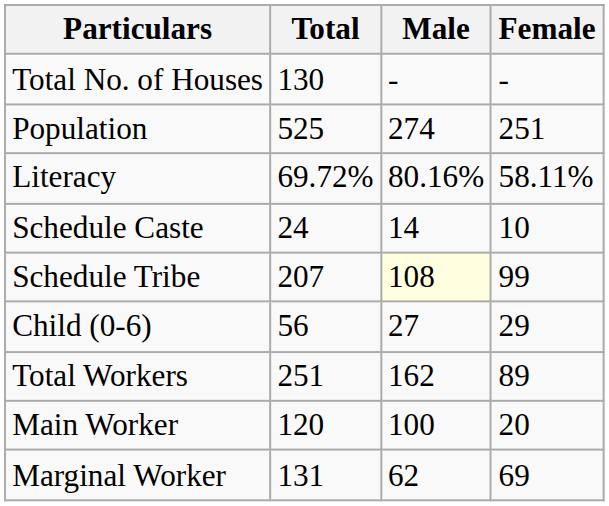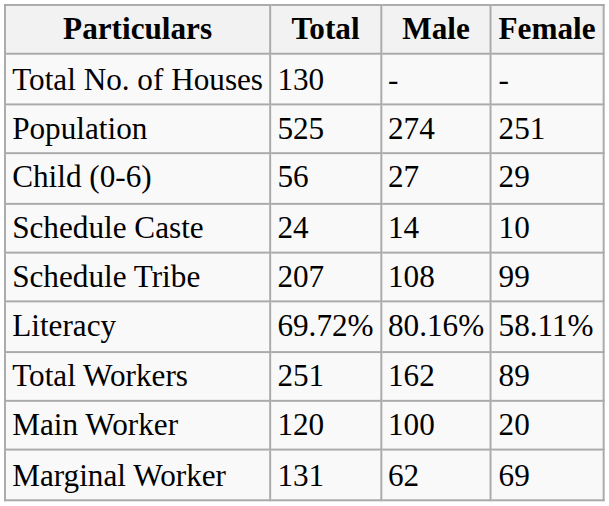rows swapped: (82, 326) <-> (64, 177)
(411, 276) lightyellow background -> (411, 276) no background
